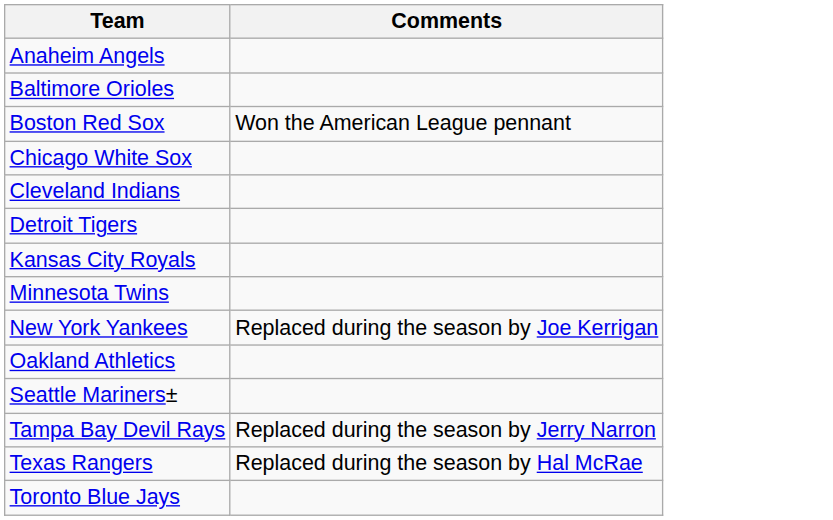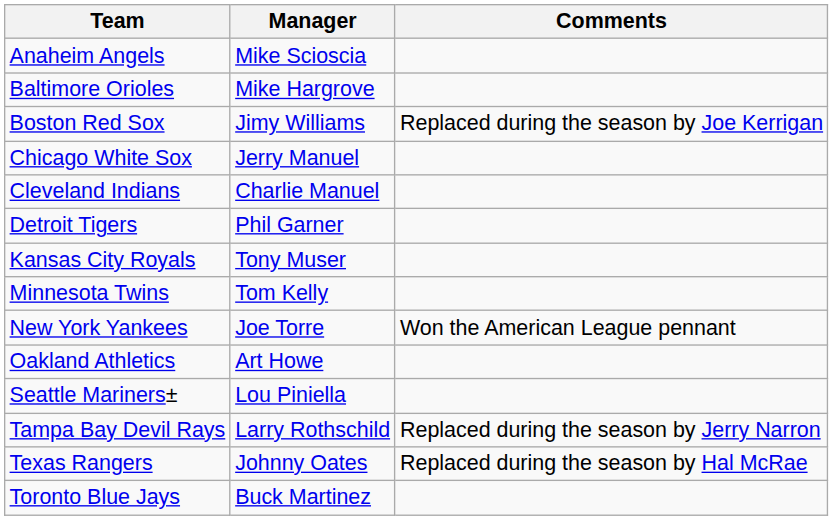+ column: (313, 21)
(403, 123) Won the American League pennant -> (612, 123) Replaced during the season by Joe Kerrigan
(447, 327) Replaced during the season by Joe Kerrigan -> (568, 327) Won the American League pennant
